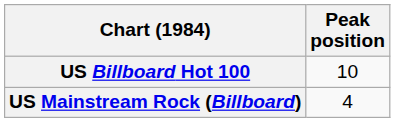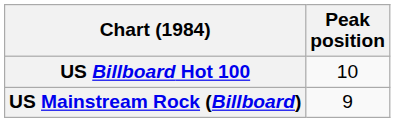(348, 102) 4 -> (348, 102) 9
